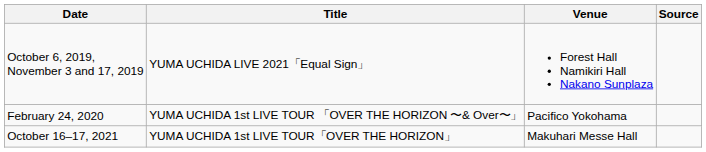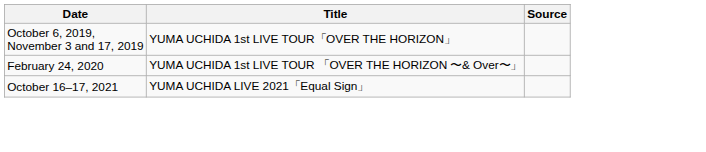- column: (590, 14)
(259, 64) YUMA UCHIDA LIVE 2021「Equal Sign」 -> (302, 39) YUMA UCHIDA 1st LIVE TOUR「OVER THE HORIZON」
(302, 136) YUMA UCHIDA 1st LIVE TOUR「OVER THE HORIZON」 -> (259, 86) YUMA UCHIDA LIVE 2021「Equal Sign」
